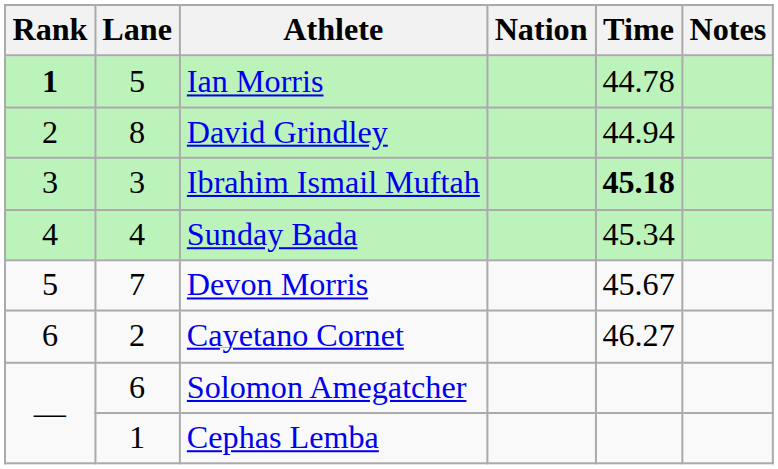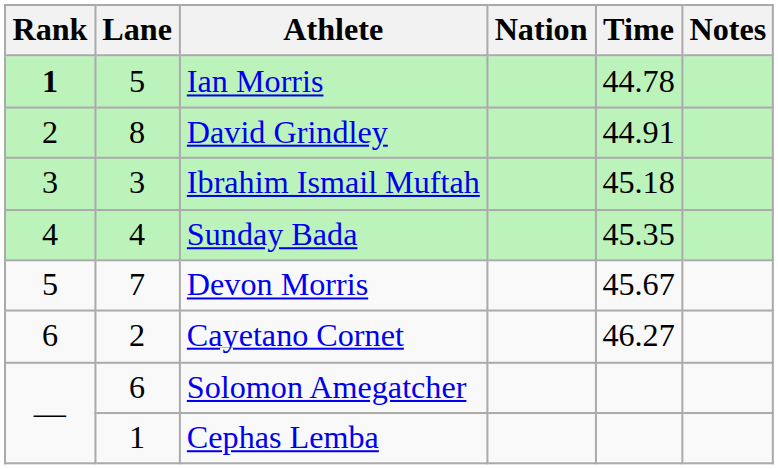(639, 132) 44.94 -> (639, 132) 44.91
(639, 183) bold -> (639, 183) normal
(639, 234) 45.34 -> (639, 234) 45.35
